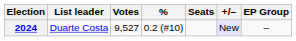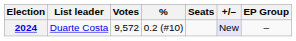(127, 28) 9,527 -> (127, 28) 9,572
